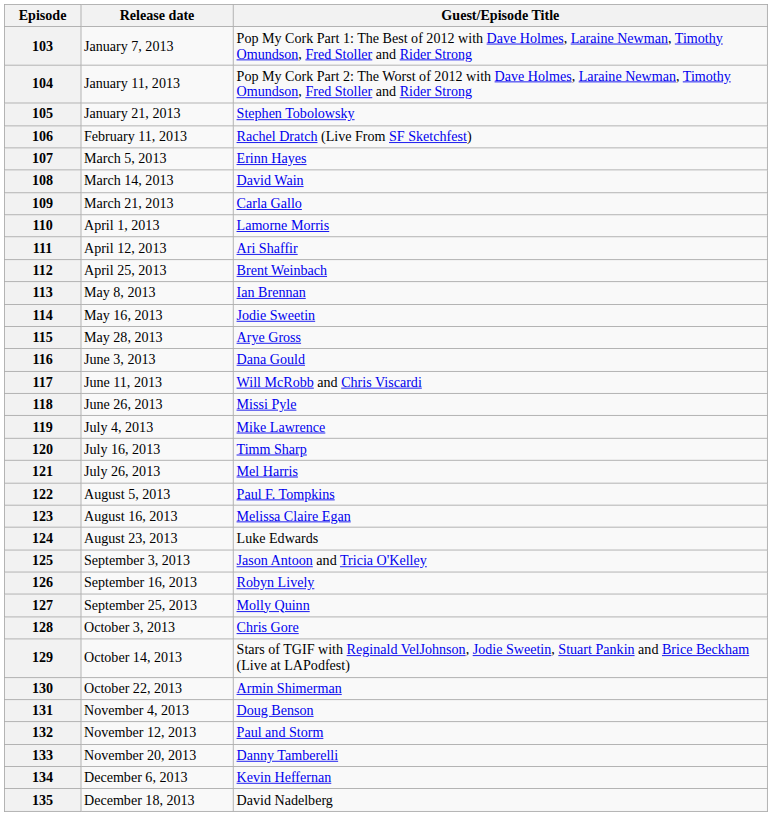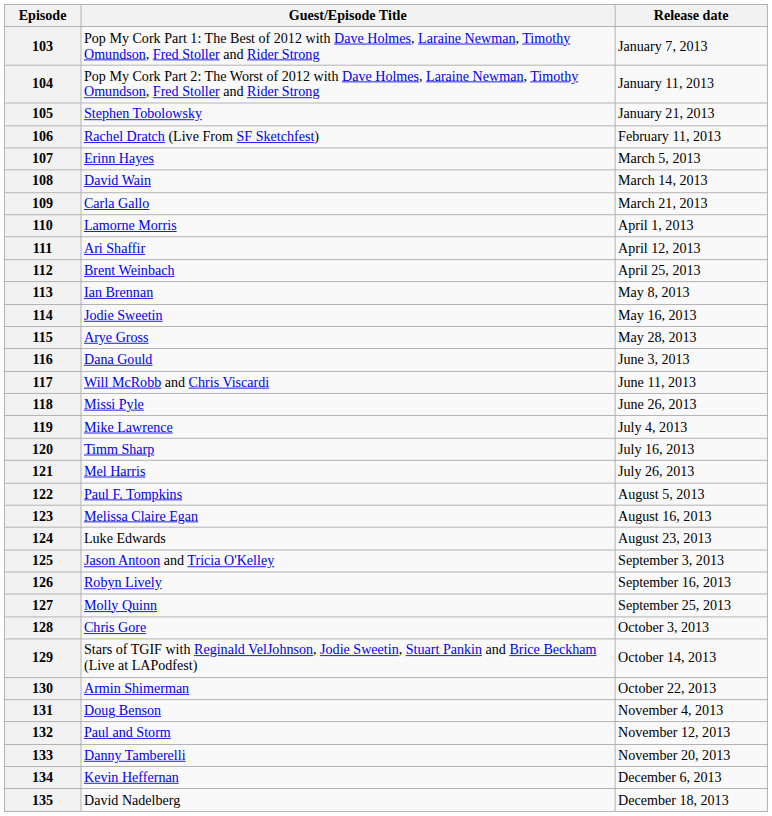columns swapped: (500, 15) <-> (157, 15)
